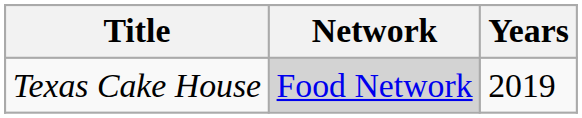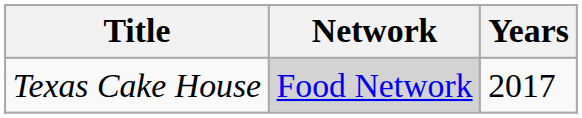(522, 84) 2019 -> (522, 84) 2017
